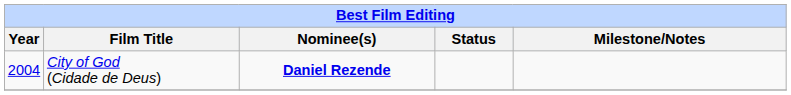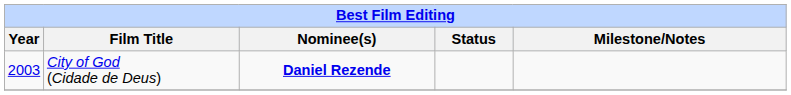(24, 70) 2004 -> (24, 70) 2003
